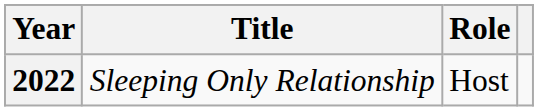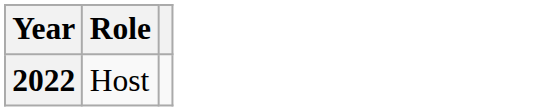- column: (262, 29)
